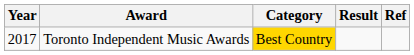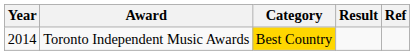(22, 38) 2017 -> (22, 38) 2014
